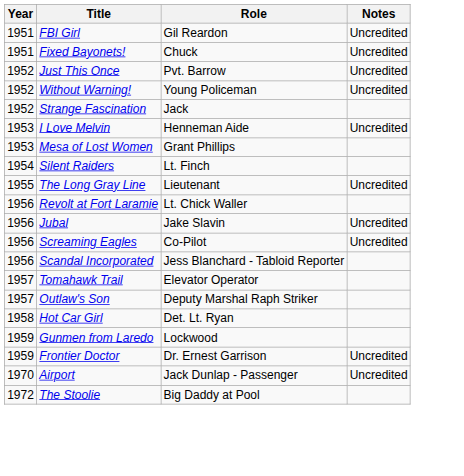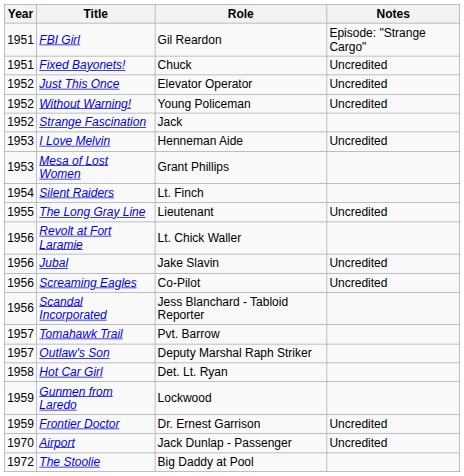(379, 33) Uncredited -> (378, 39) Episode: "Strange Cargo"
(195, 71) Pvt. Barrow -> (205, 84) Elevator Operator
(211, 280) Elevator Operator -> (189, 334) Pvt. Barrow
